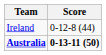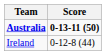rows swapped: (26, 43) <-> (20, 27)
